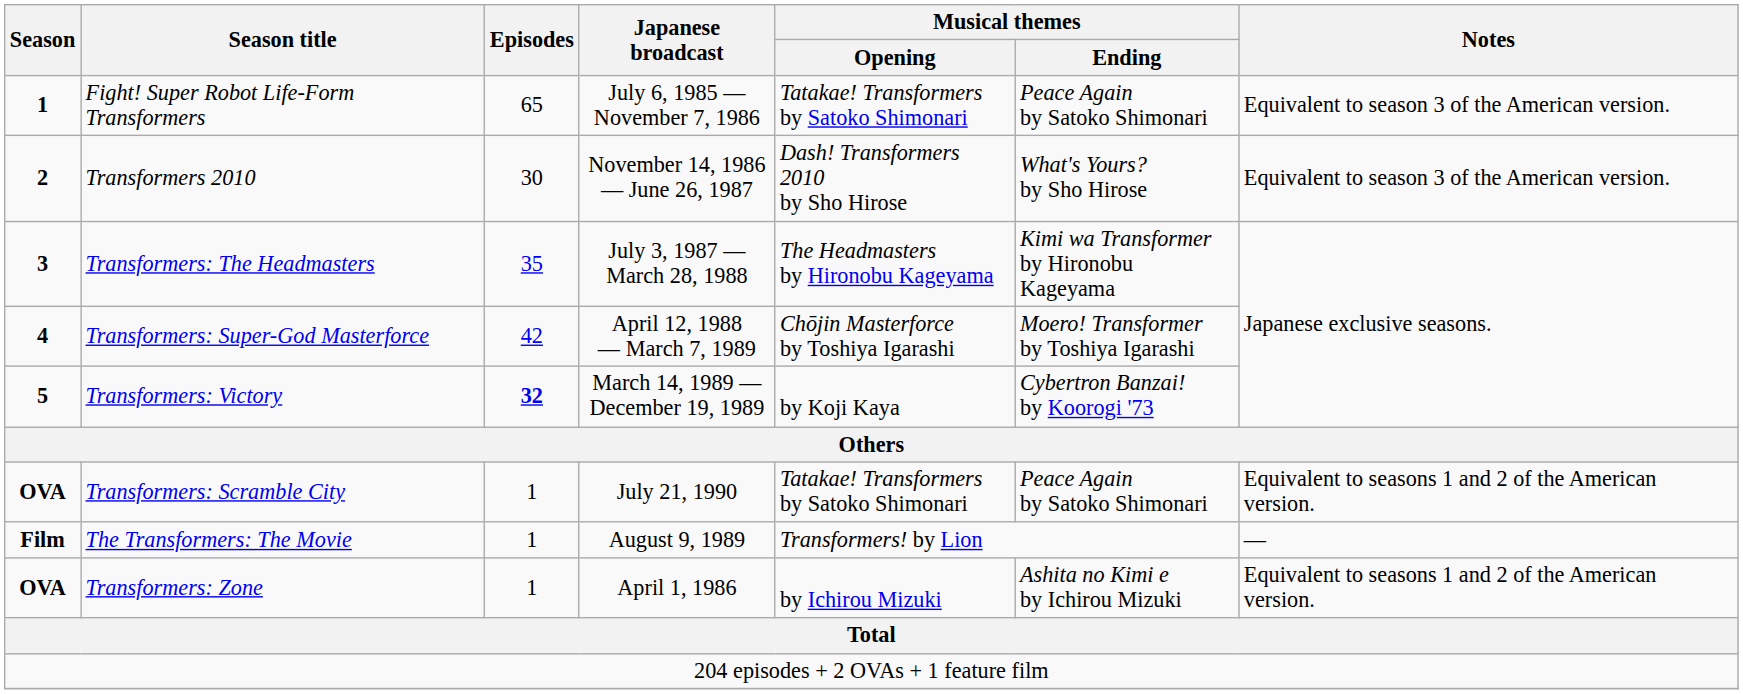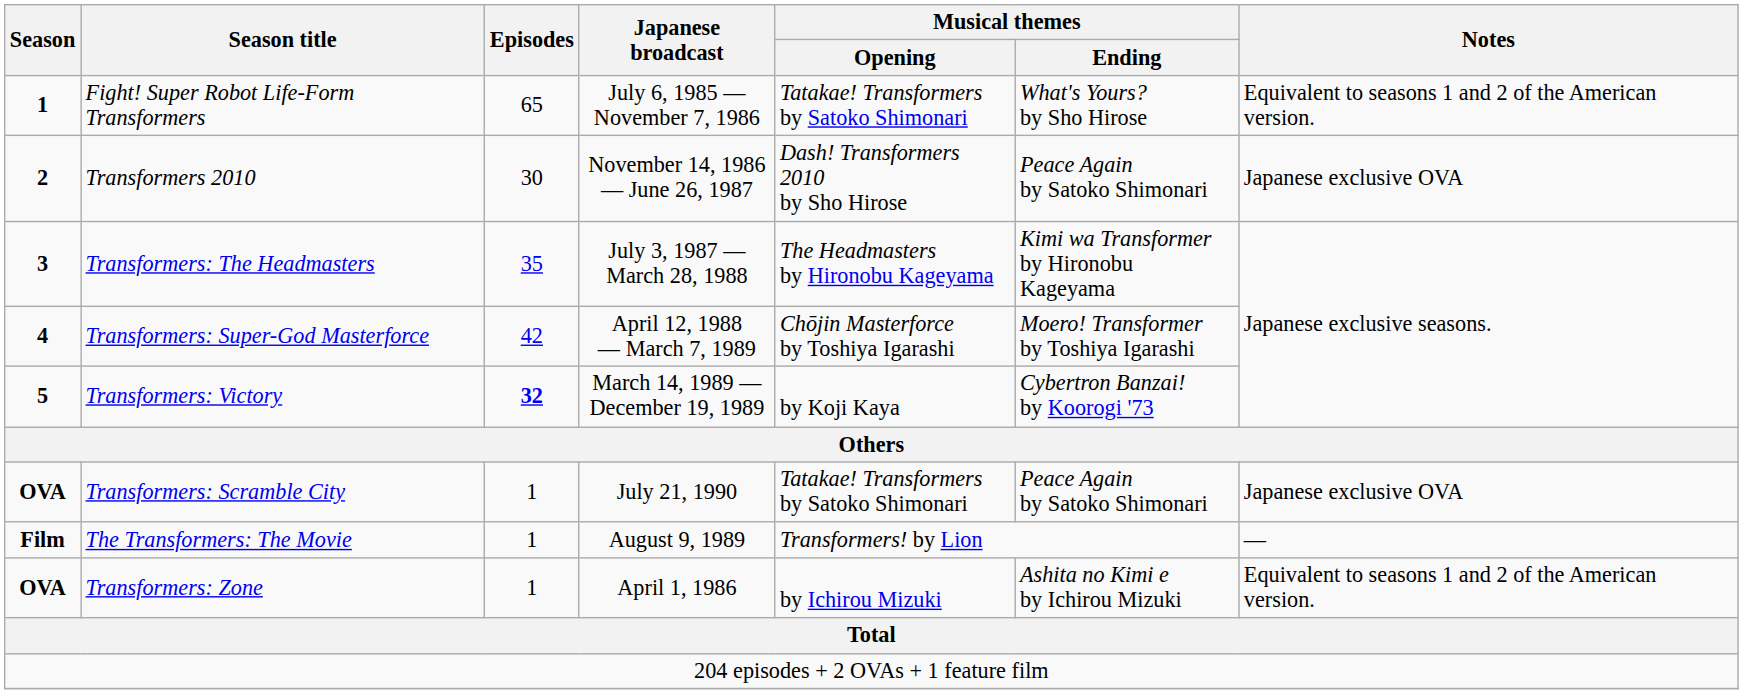(1114, 105) Peace Again by Satoko Shimonari -> (1084, 105) What's Yours? by Sho Hirose
(1457, 105) Equivalent to season 3 of the American version. -> (1450, 105) Equivalent to seasons 1 and 2 of the American version.
(1084, 177) What's Yours? by Sho Hirose -> (1114, 177) Peace Again by Satoko Shimonari
(1457, 177) Equivalent to season 3 of the American version. -> (1354, 177) Japanese exclusive OVA
(1450, 491) Equivalent to seasons 1 and 2 of the American version. -> (1354, 491) Japanese exclusive OVA
